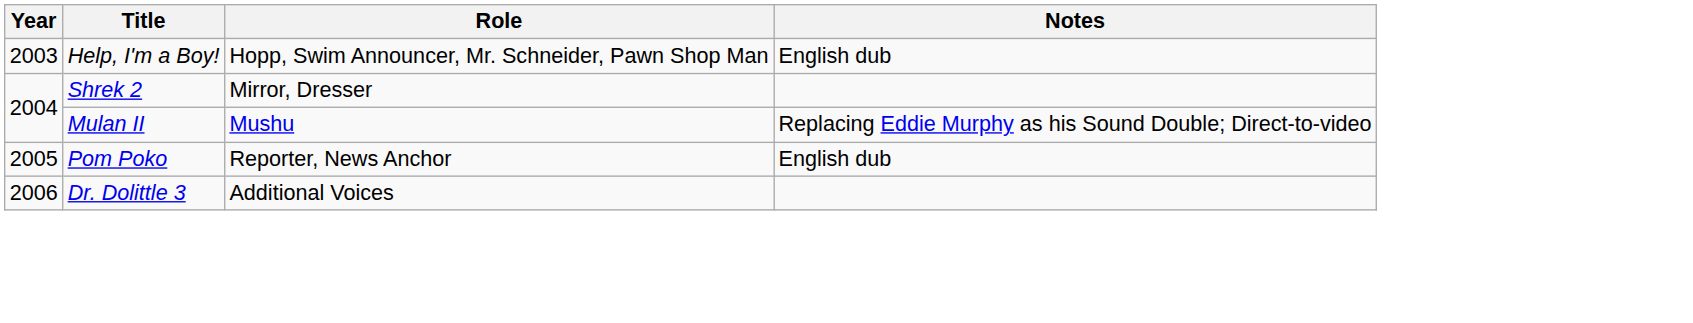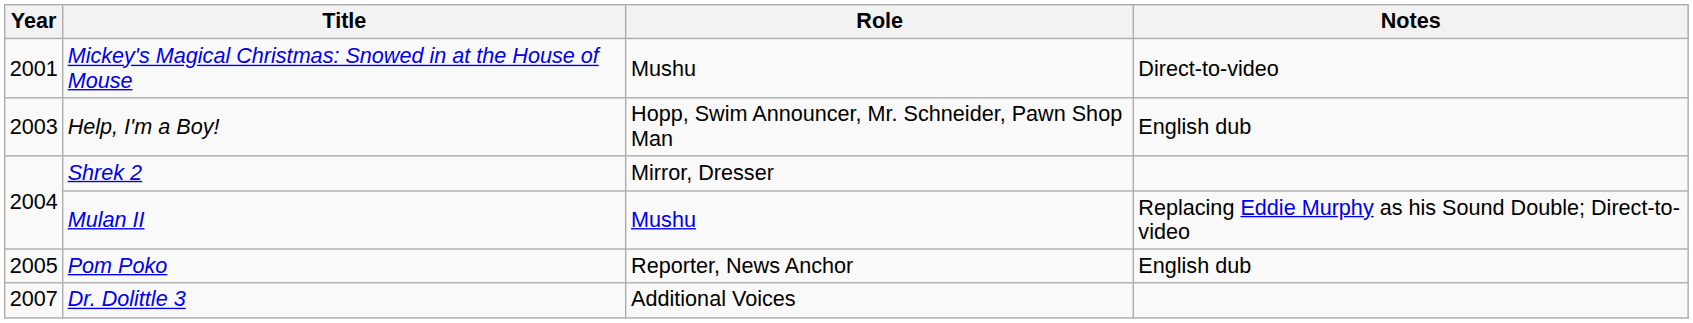+ row: (333, 68)
(34, 192) 2006 -> (34, 300) 2007
